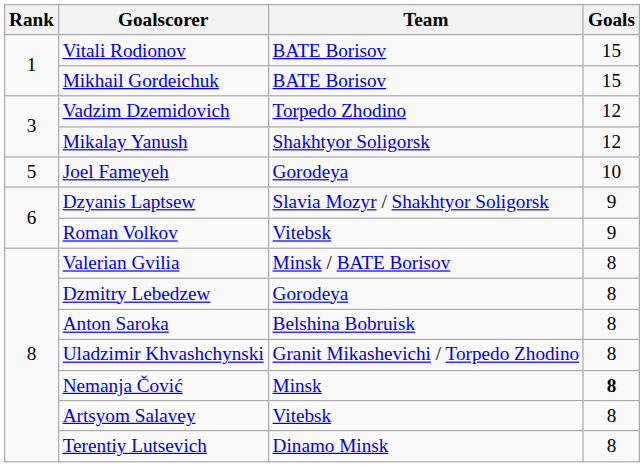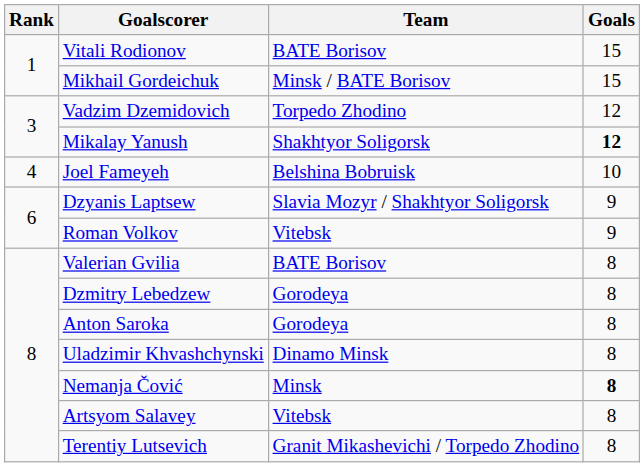(329, 80) BATE Borisov -> (361, 80) Minsk / BATE Borisov
(611, 141) normal -> (611, 141) bold
(31, 171) 5 -> (31, 171) 4
(310, 171) Gorodeya -> (344, 171) Belshina Bobruisk
(361, 263) Minsk / BATE Borisov -> (329, 263) BATE Borisov
(344, 324) Belshina Bobruisk -> (310, 324) Gorodeya
(426, 354) Granit Mikashevichi / Torpedo Zhodino -> (330, 354) Dinamo Minsk
(330, 446) Dinamo Minsk -> (426, 446) Granit Mikashevichi / Torpedo Zhodino
